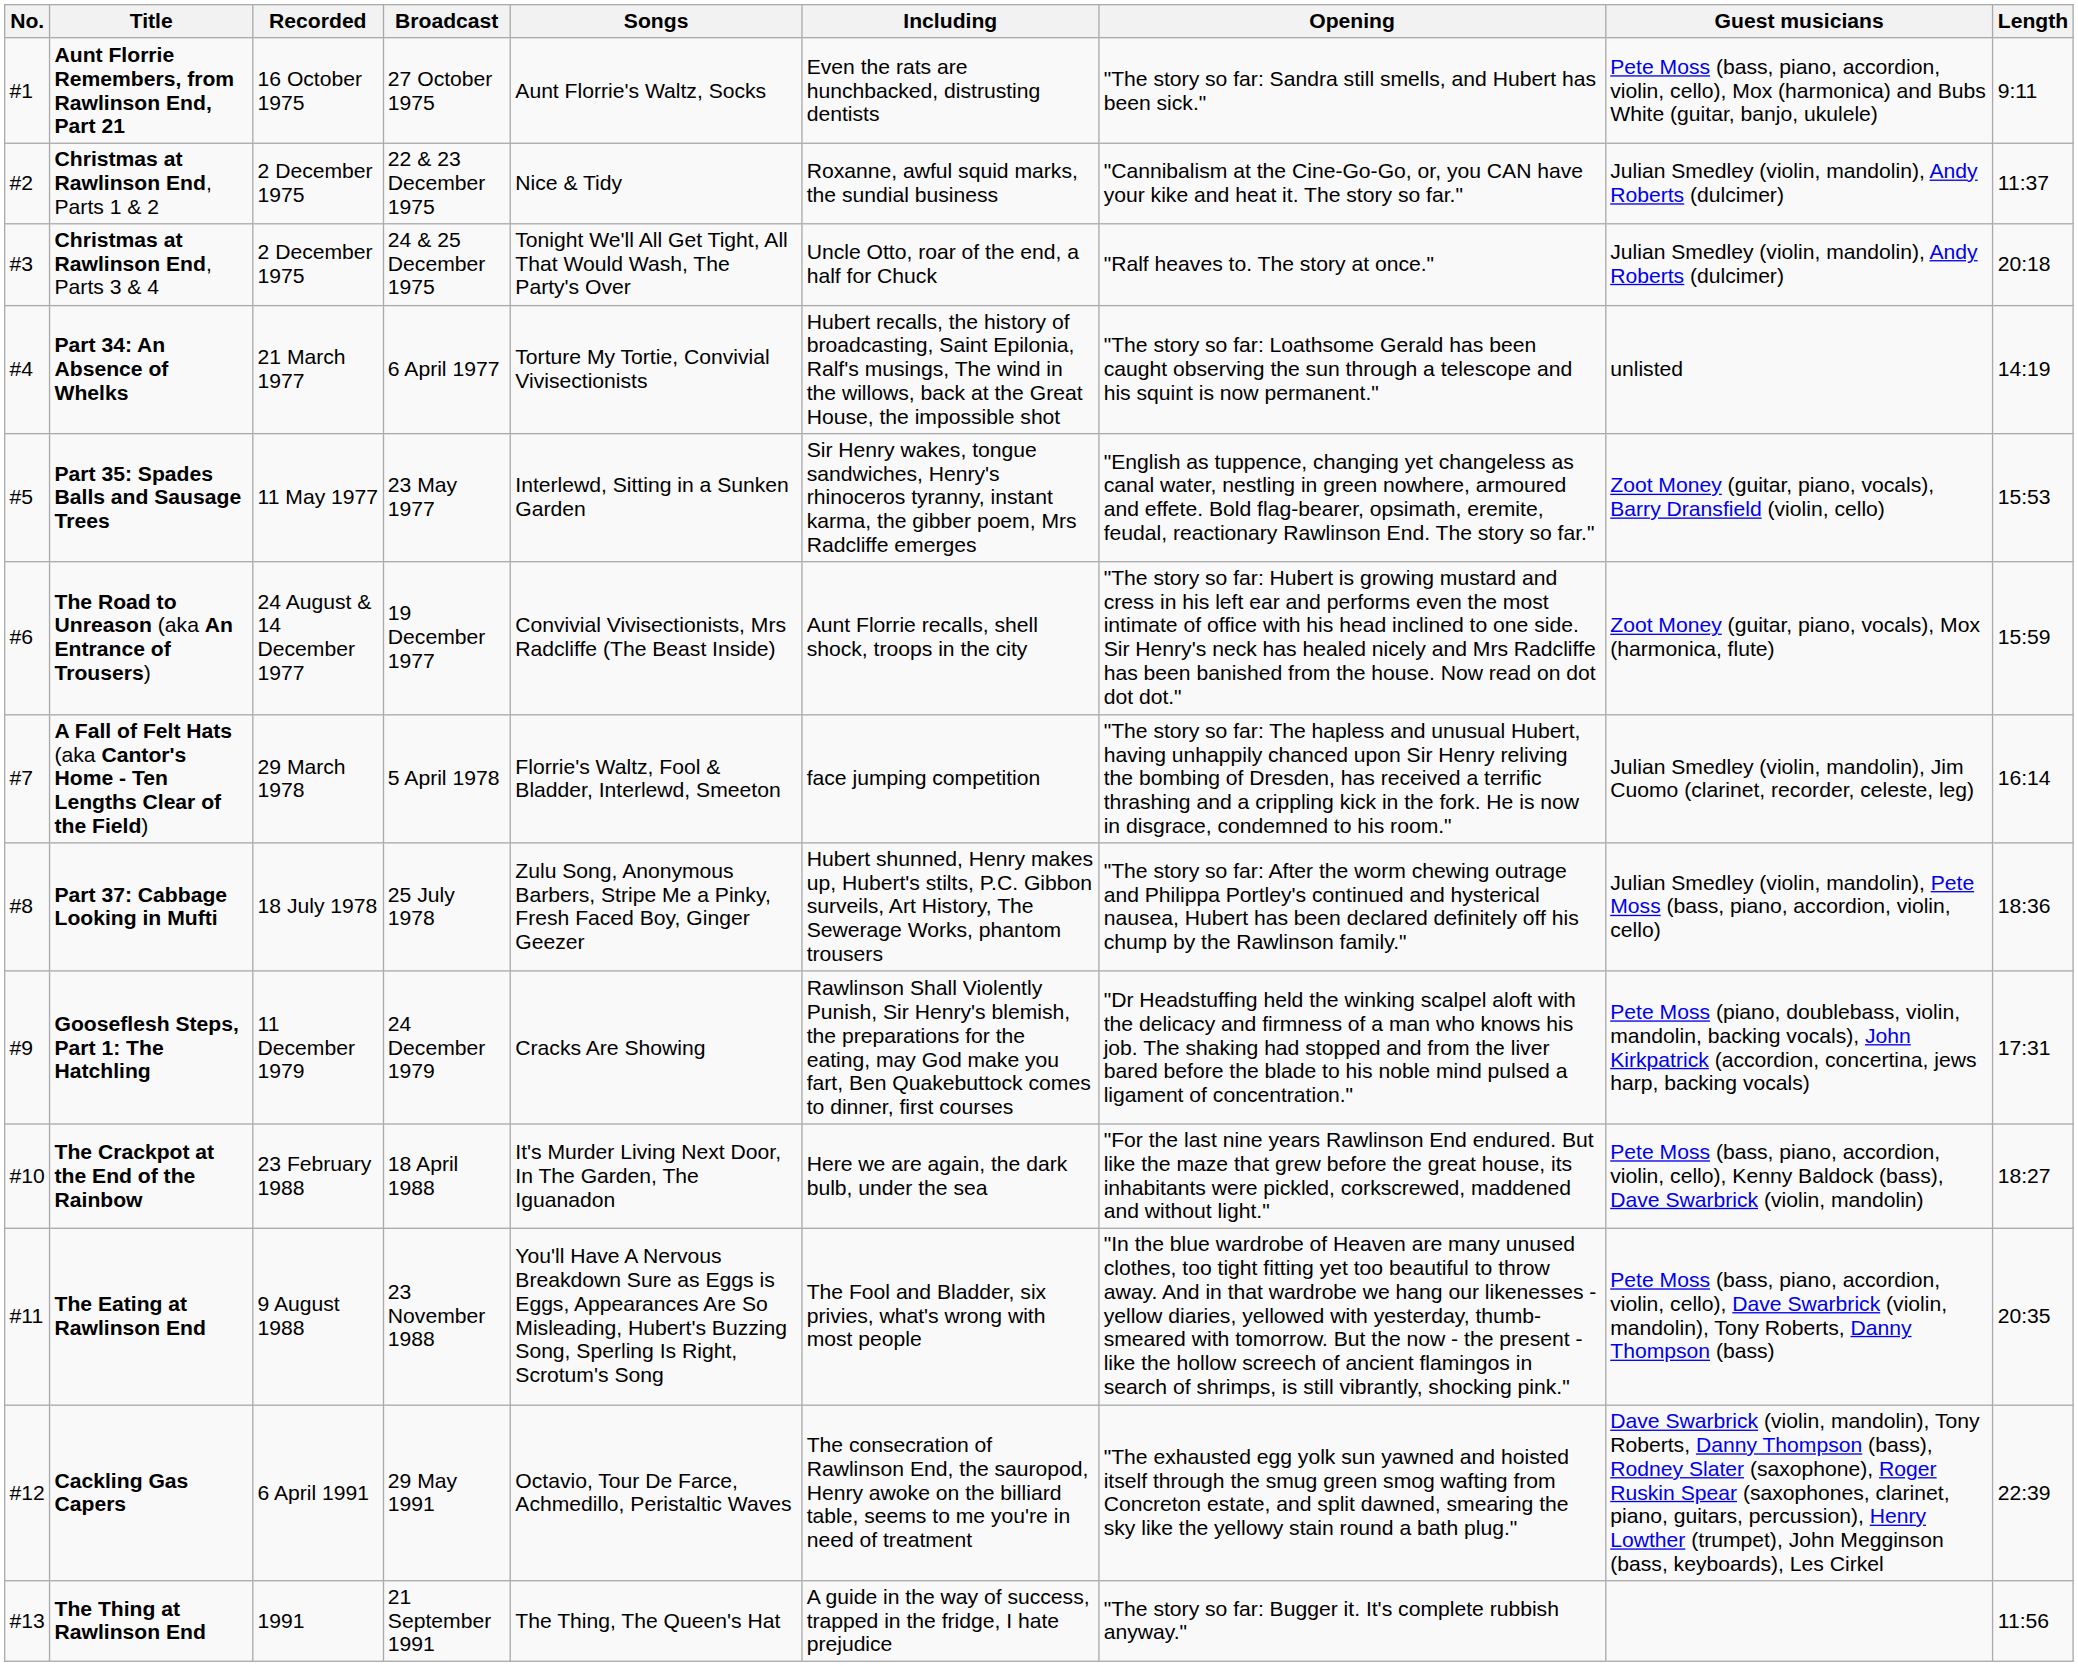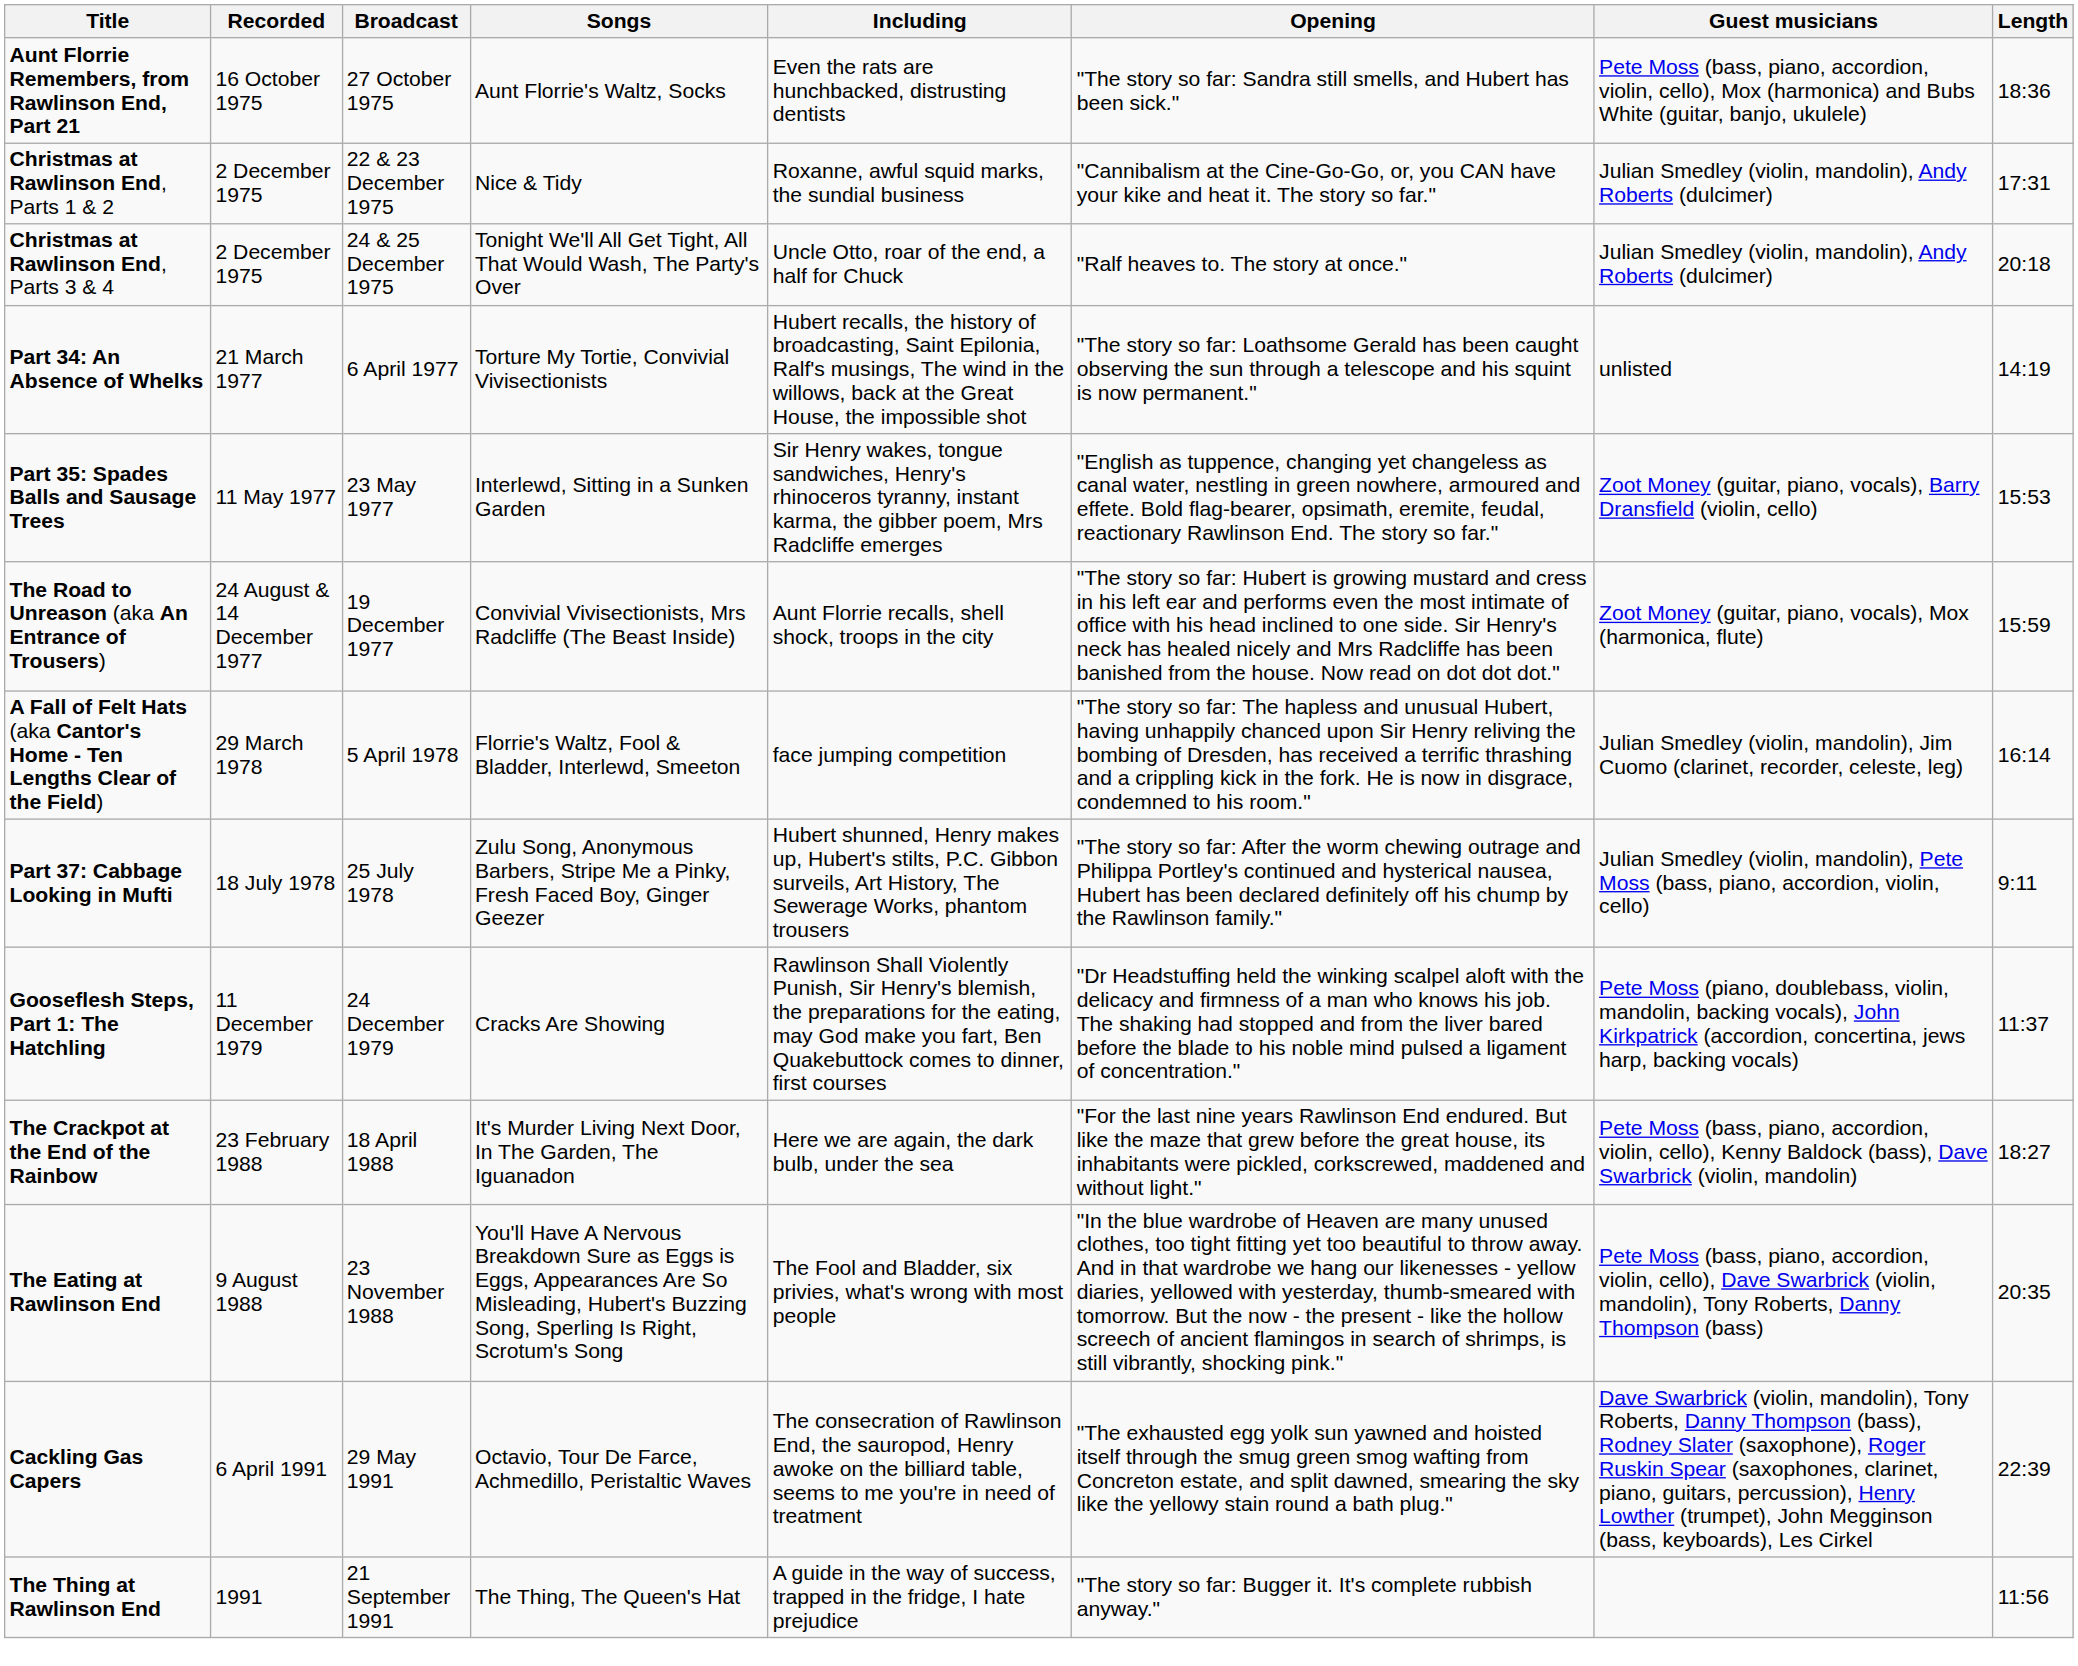- column: (27, 21)
(2018, 90) 9:11 -> (2024, 90) 18:36
(2023, 183) 11:37 -> (2024, 183) 17:31
(2024, 906) 18:36 -> (2018, 883) 9:11
(2024, 1047) 17:31 -> (2023, 1023) 11:37
